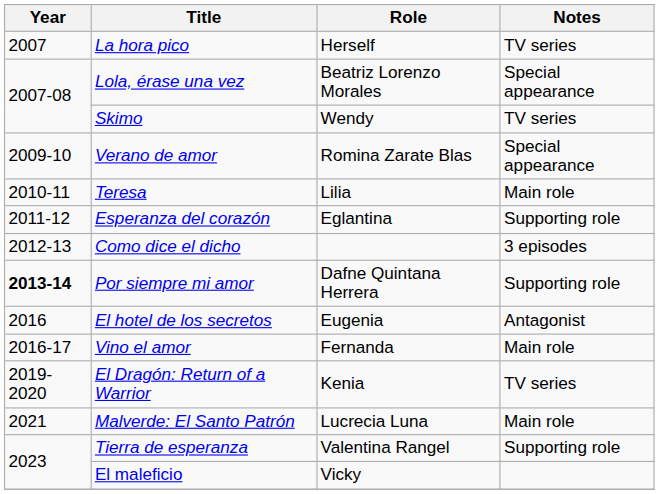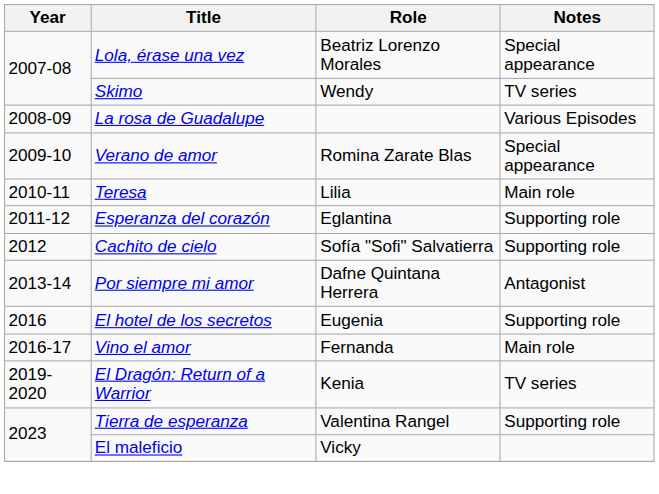- row: (142, 45)
+ row: (179, 118)
+ row: (156, 246)
- row: (168, 246)
(40, 283) bold -> (40, 283) normal
(562, 283) Supporting role -> (545, 283) Antagonist
(545, 320) Antagonist -> (562, 320) Supporting role
- row: (195, 420)
